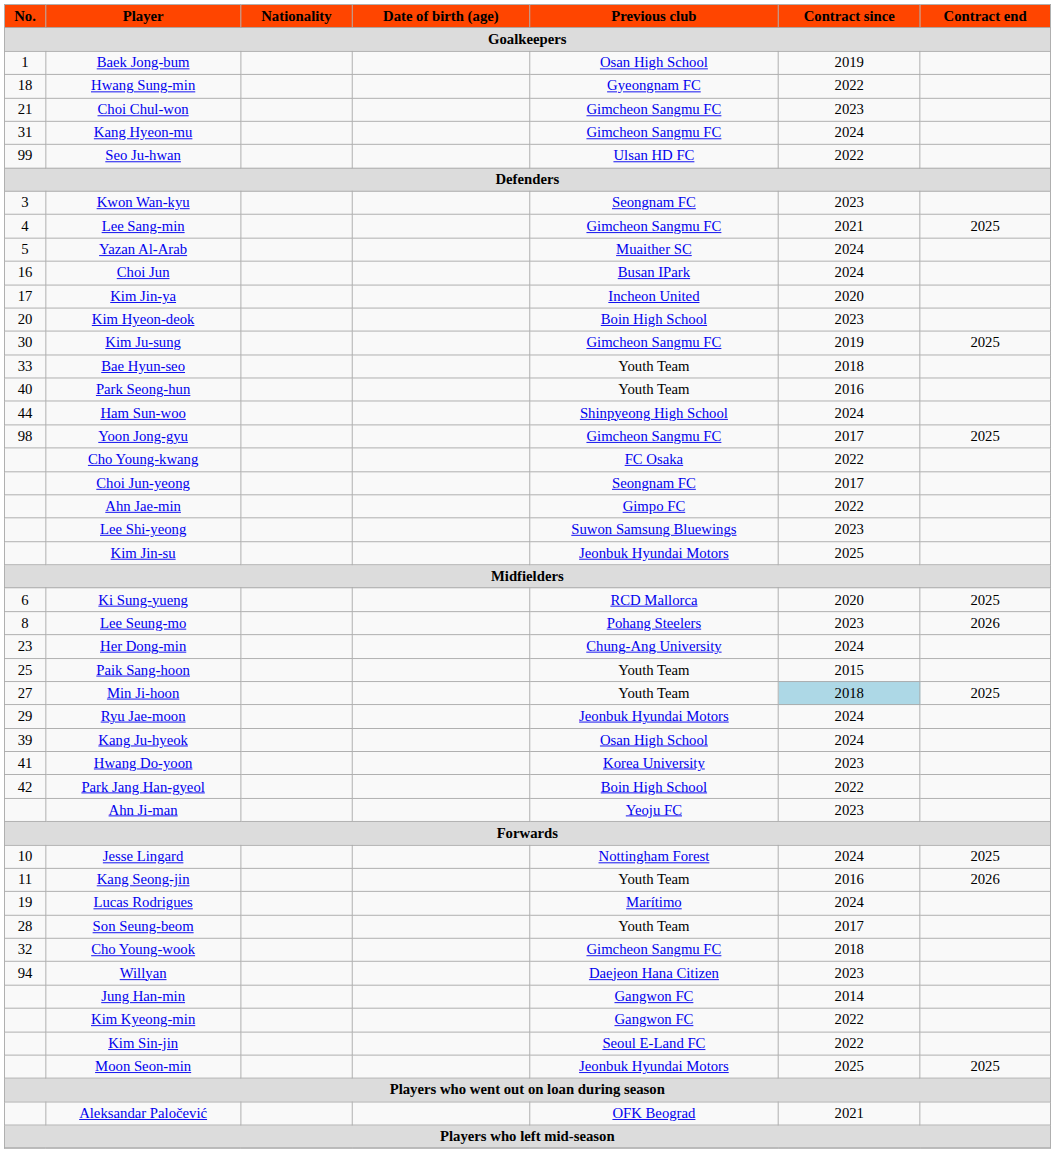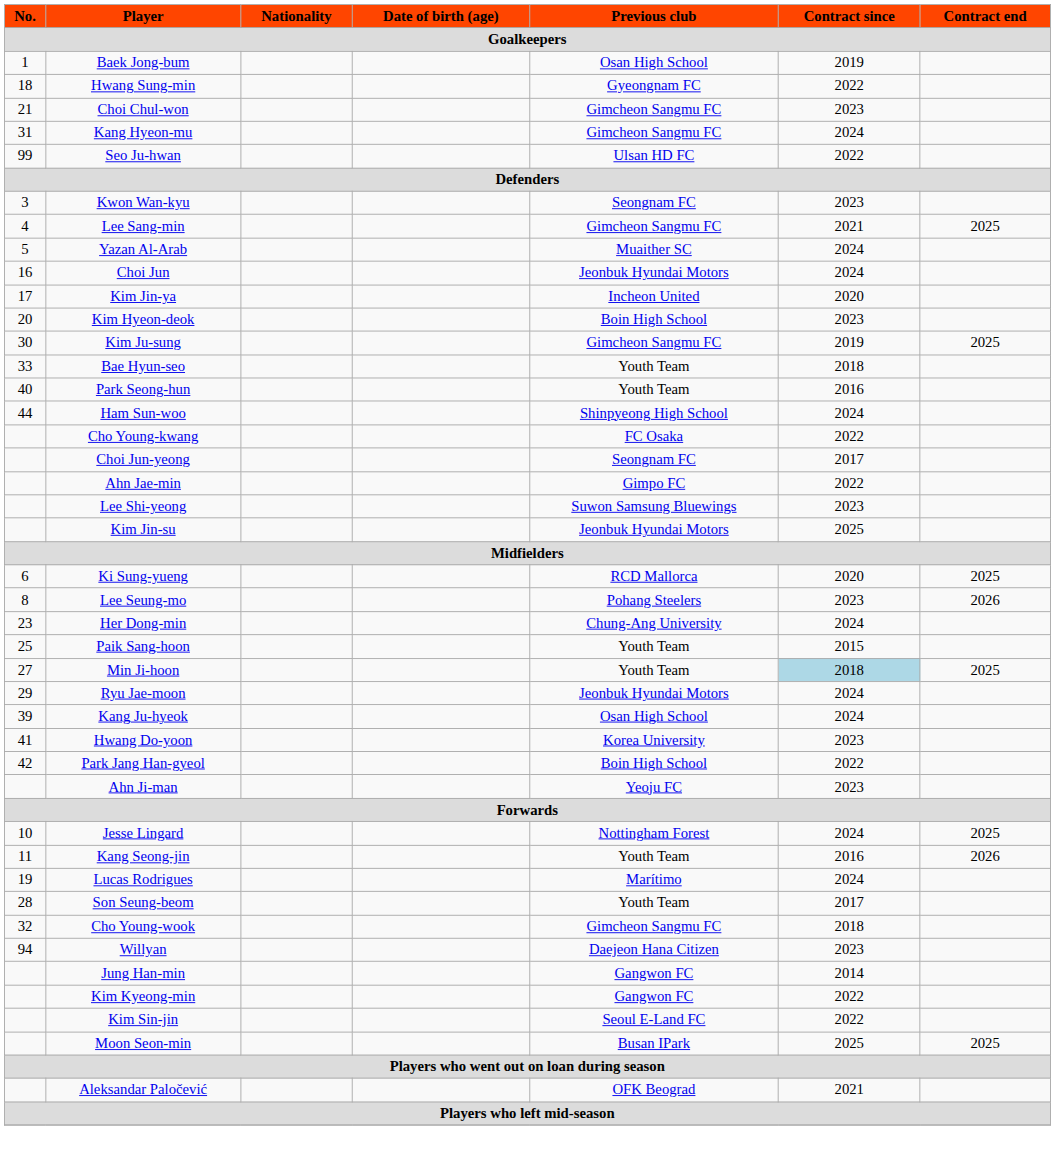(654, 272) Busan IPark -> (654, 272) Jeonbuk Hyundai Motors
- row: (143, 436)
(654, 1066) Jeonbuk Hyundai Motors -> (654, 1043) Busan IPark
